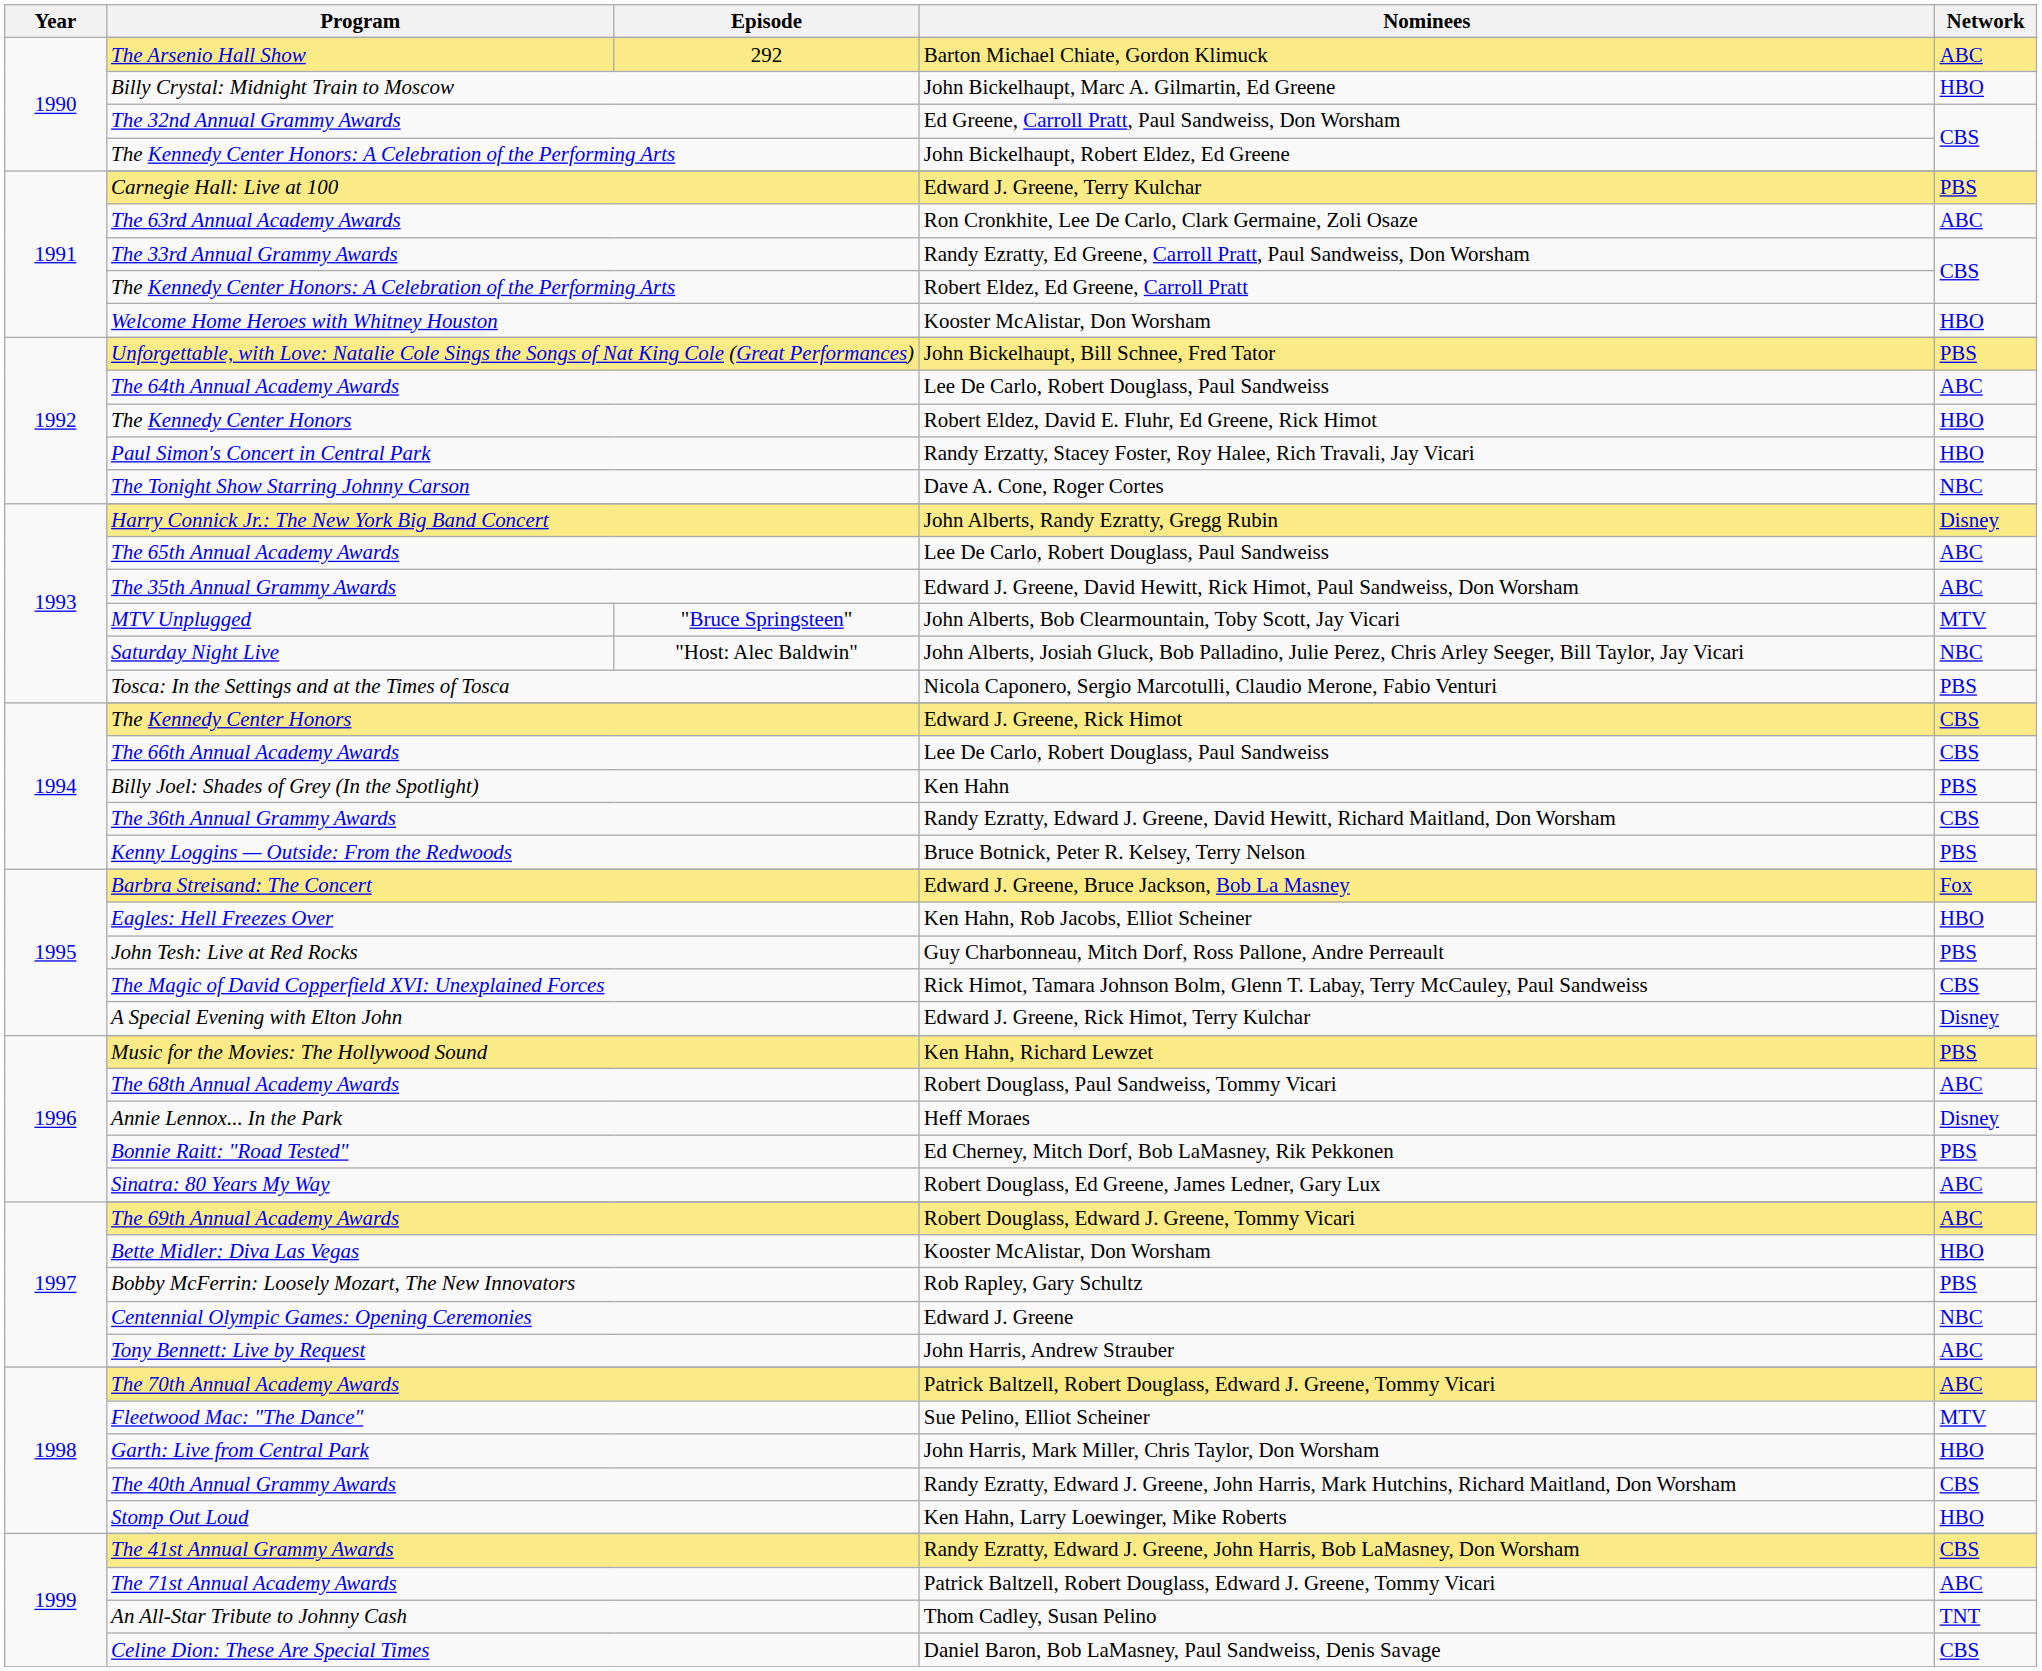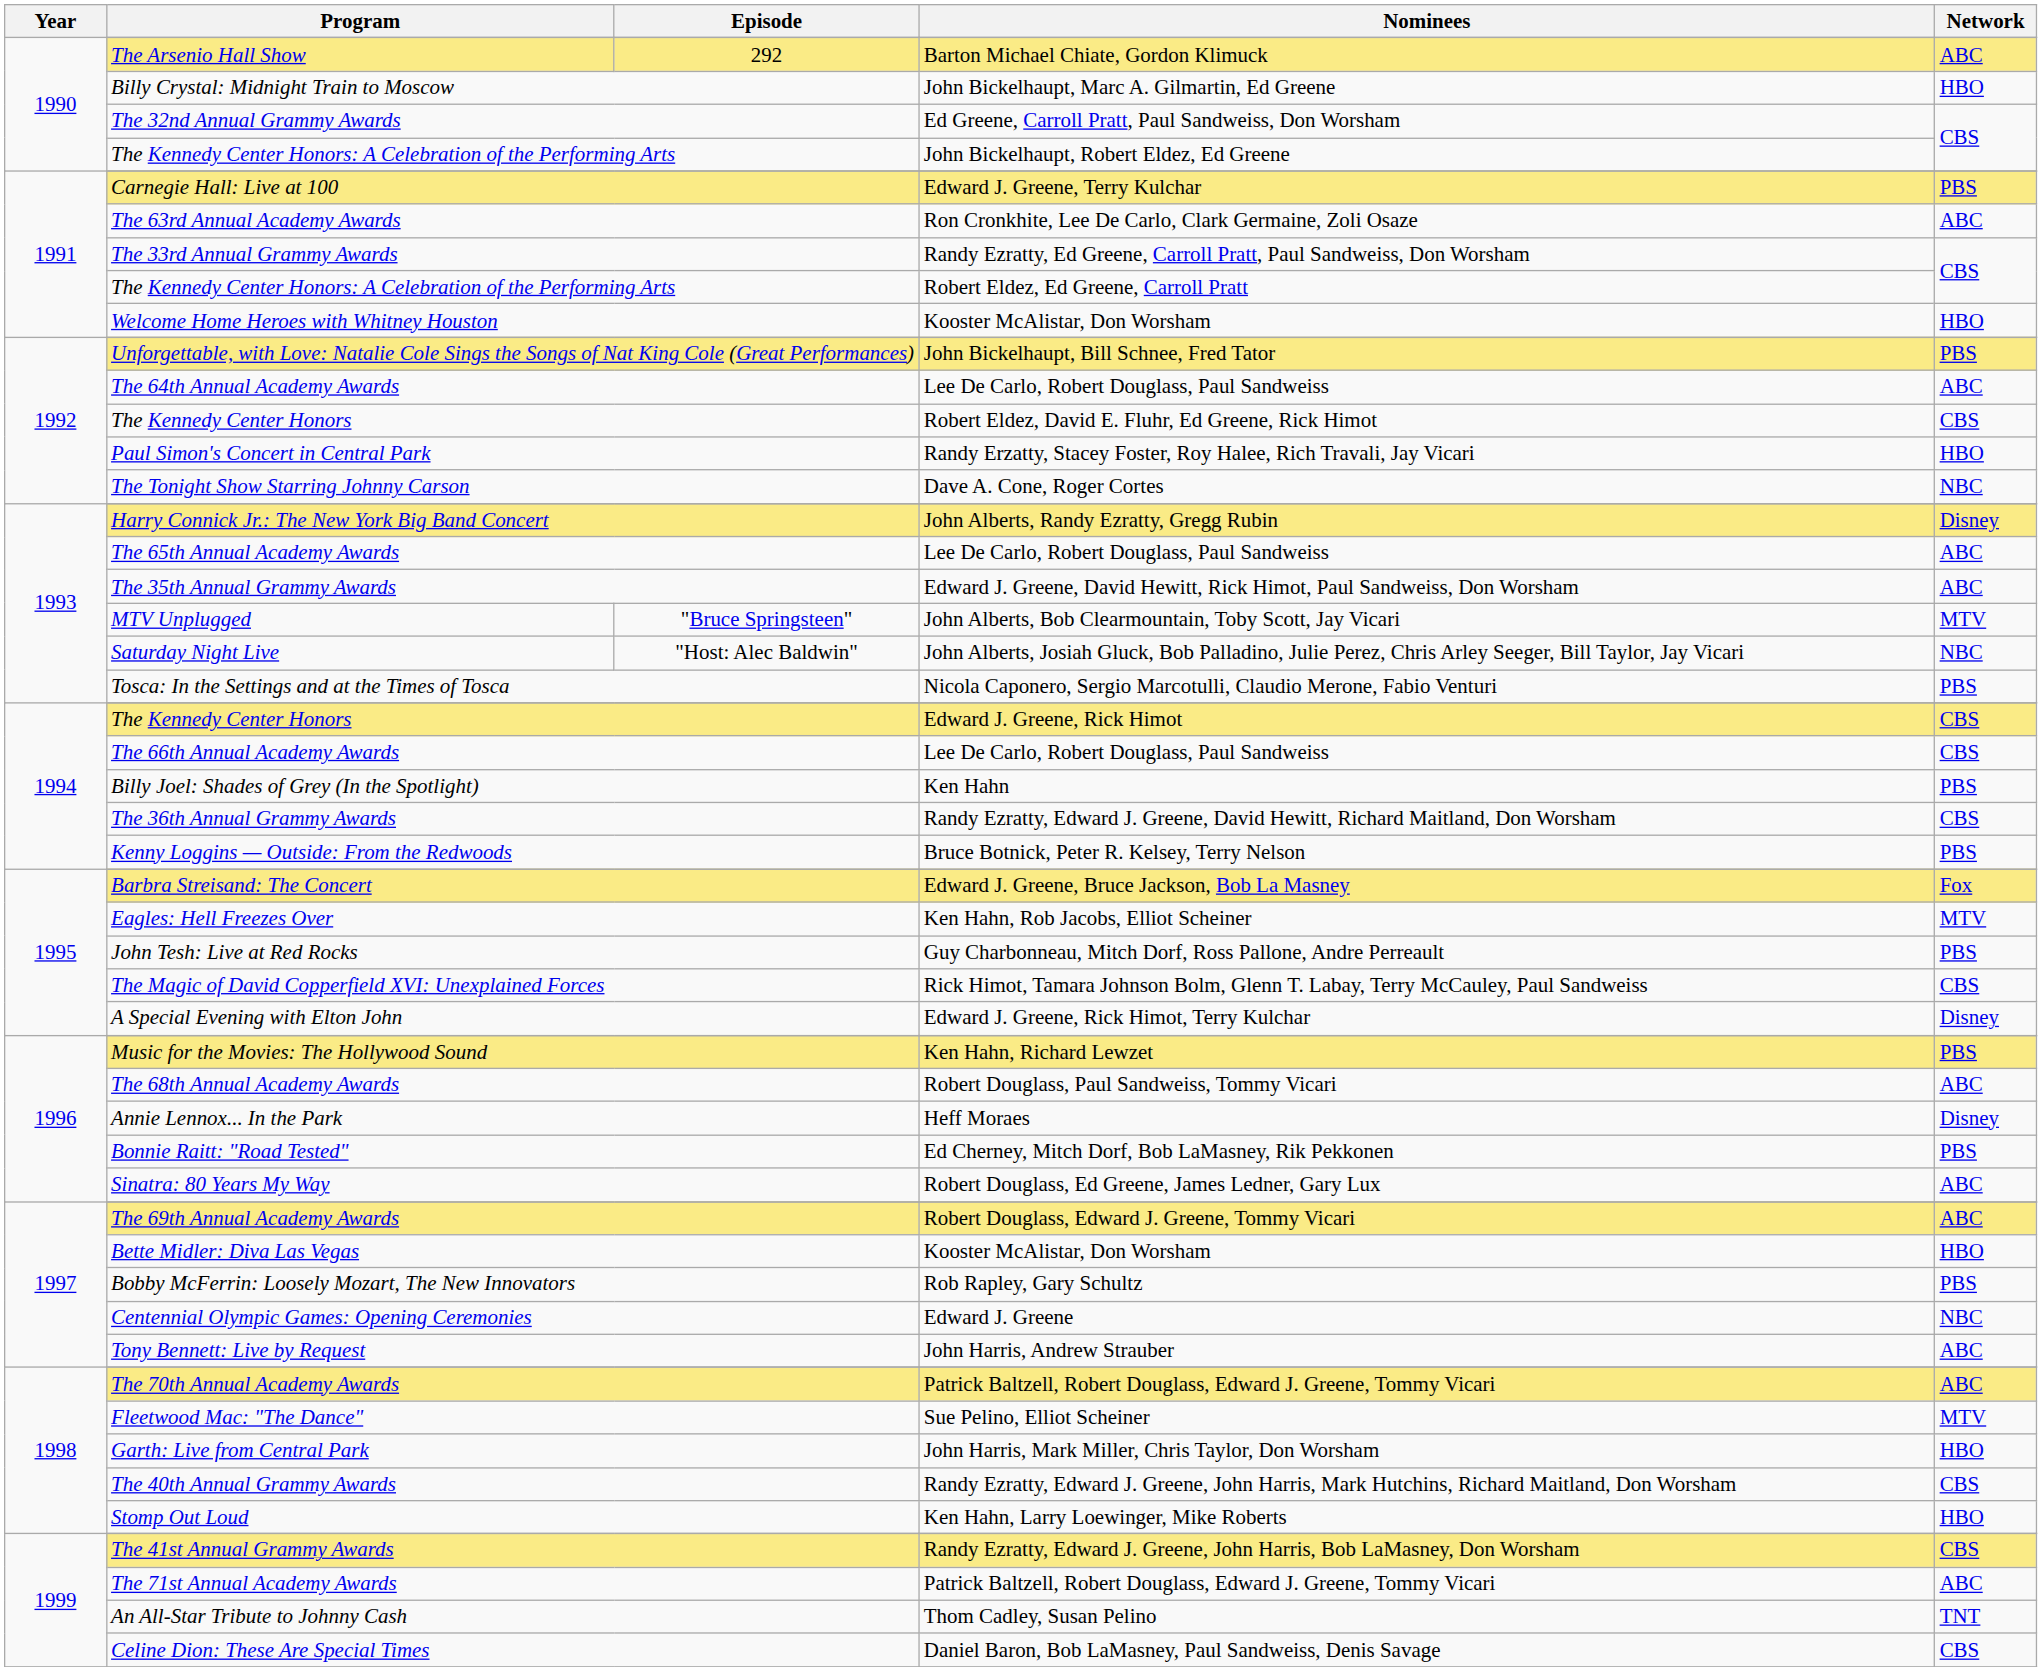(1962, 420) HBO -> (1959, 420) CBS
(1962, 918) HBO -> (1963, 918) MTV
